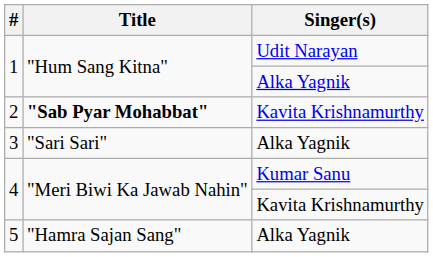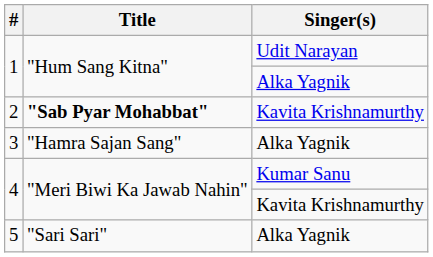(67, 143) "Sari Sari" -> (104, 143) "Hamra Sajan Sang"
(104, 235) "Hamra Sajan Sang" -> (67, 235) "Sari Sari"
